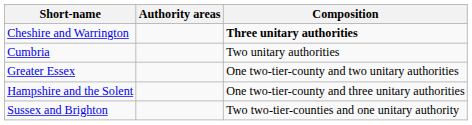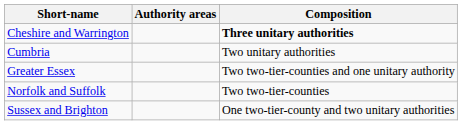(342, 71) One two-tier-county and two unitary authorities -> (338, 71) Two two-tier-counties and one unitary authority
- row: (70, 91)
+ row: (56, 91)
(343, 110) Two two-tier-counties and one unitary authority -> (338, 110) One two-tier-county and two unitary authorities
